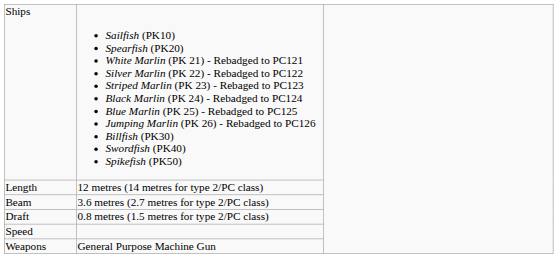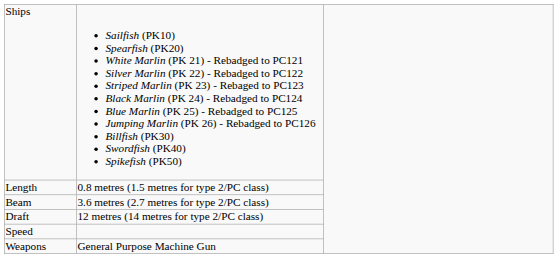(170, 187) 12 metres (14 metres for type 2/PC class) -> (173, 187) 0.8 metres (1.5 metres for type 2/PC class)
(173, 216) 0.8 metres (1.5 metres for type 2/PC class) -> (170, 216) 12 metres (14 metres for type 2/PC class)
